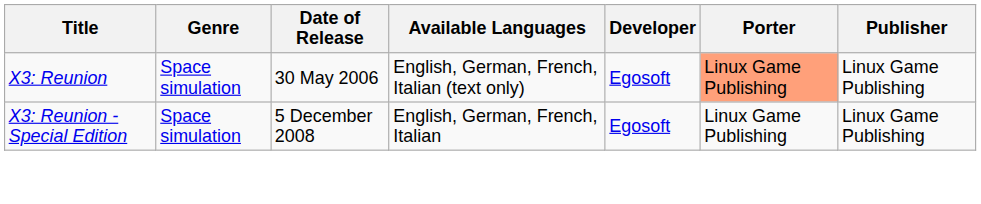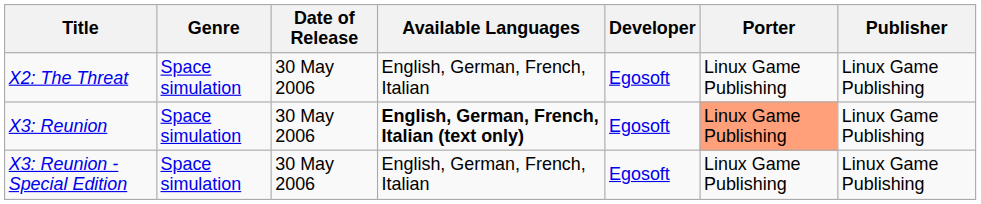+ row: (68, 77)
(495, 77) normal -> (490, 125) bold
(324, 125) 5 December 2008 -> (305, 174) 30 May 2006
